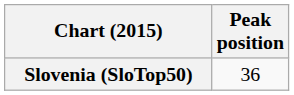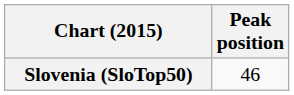(250, 74) 36 -> (250, 74) 46
